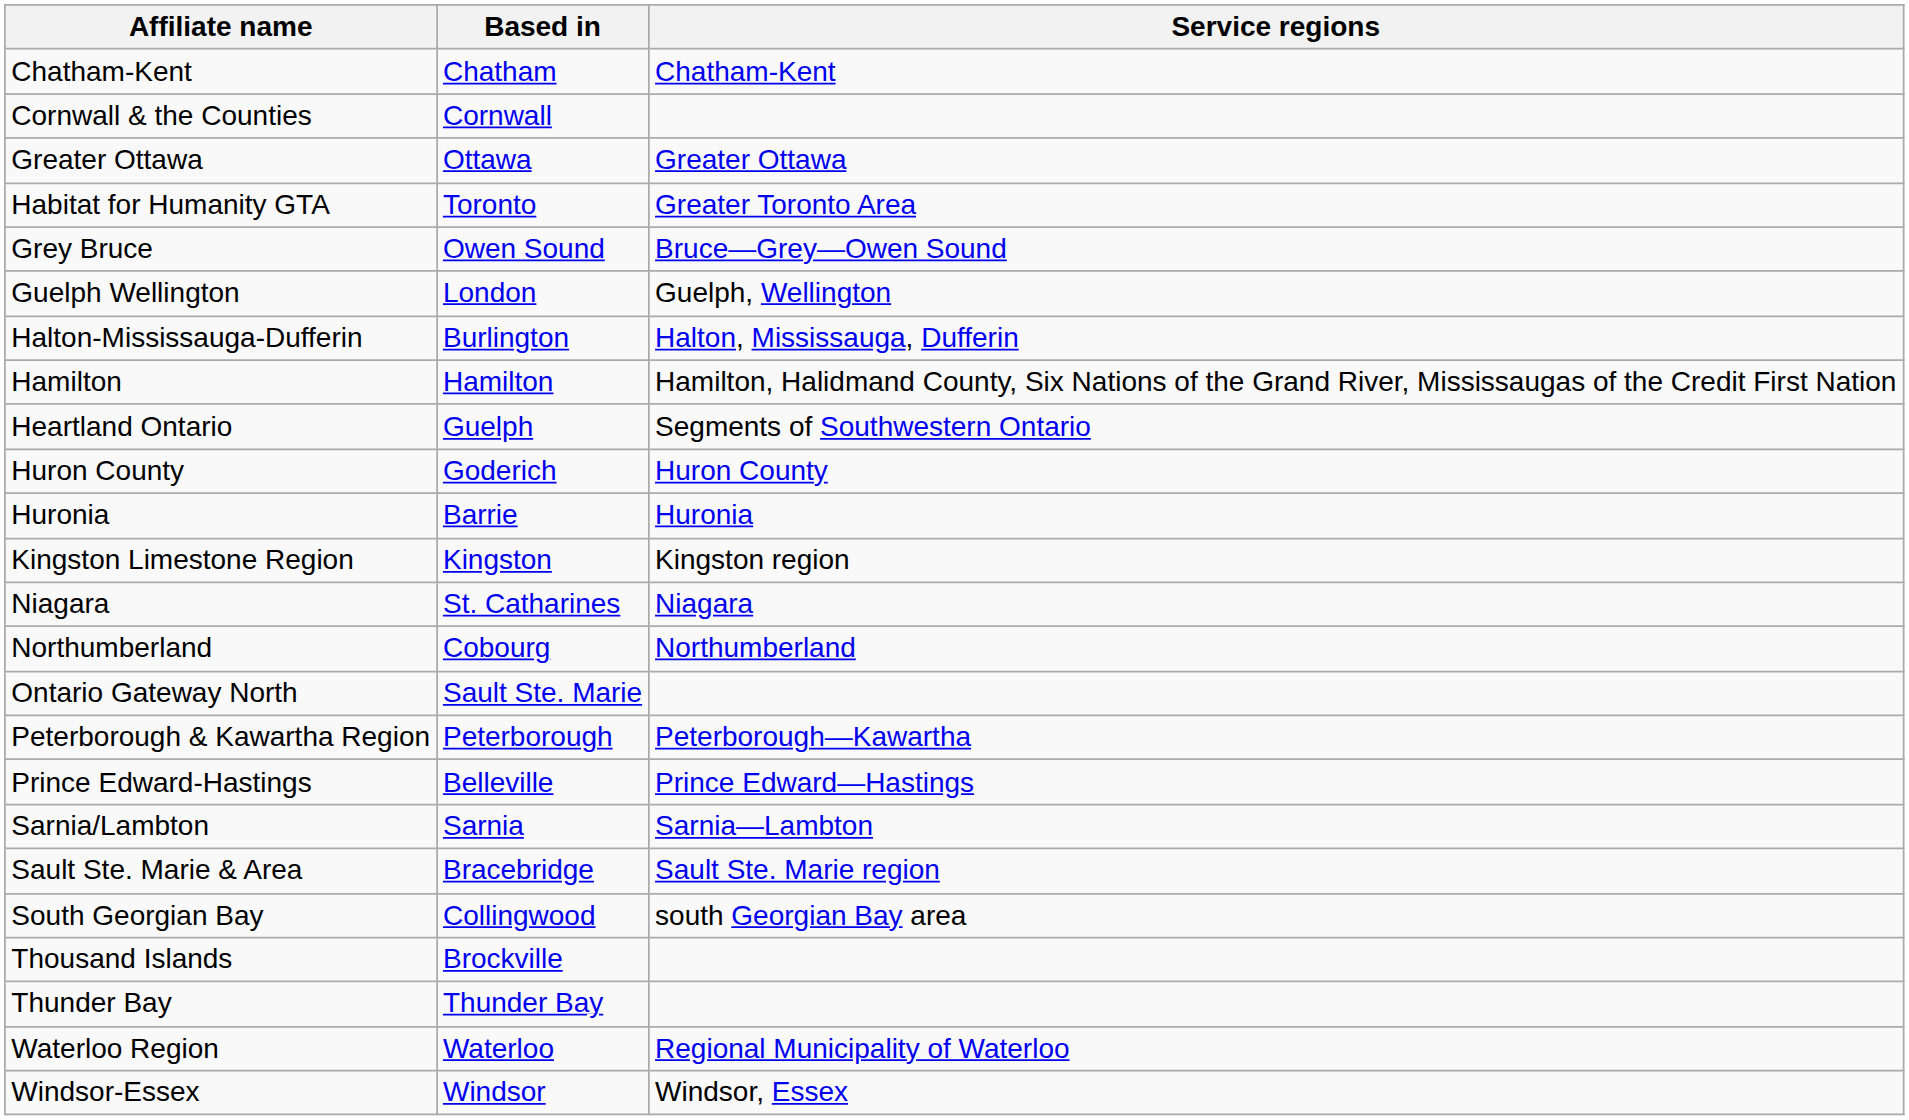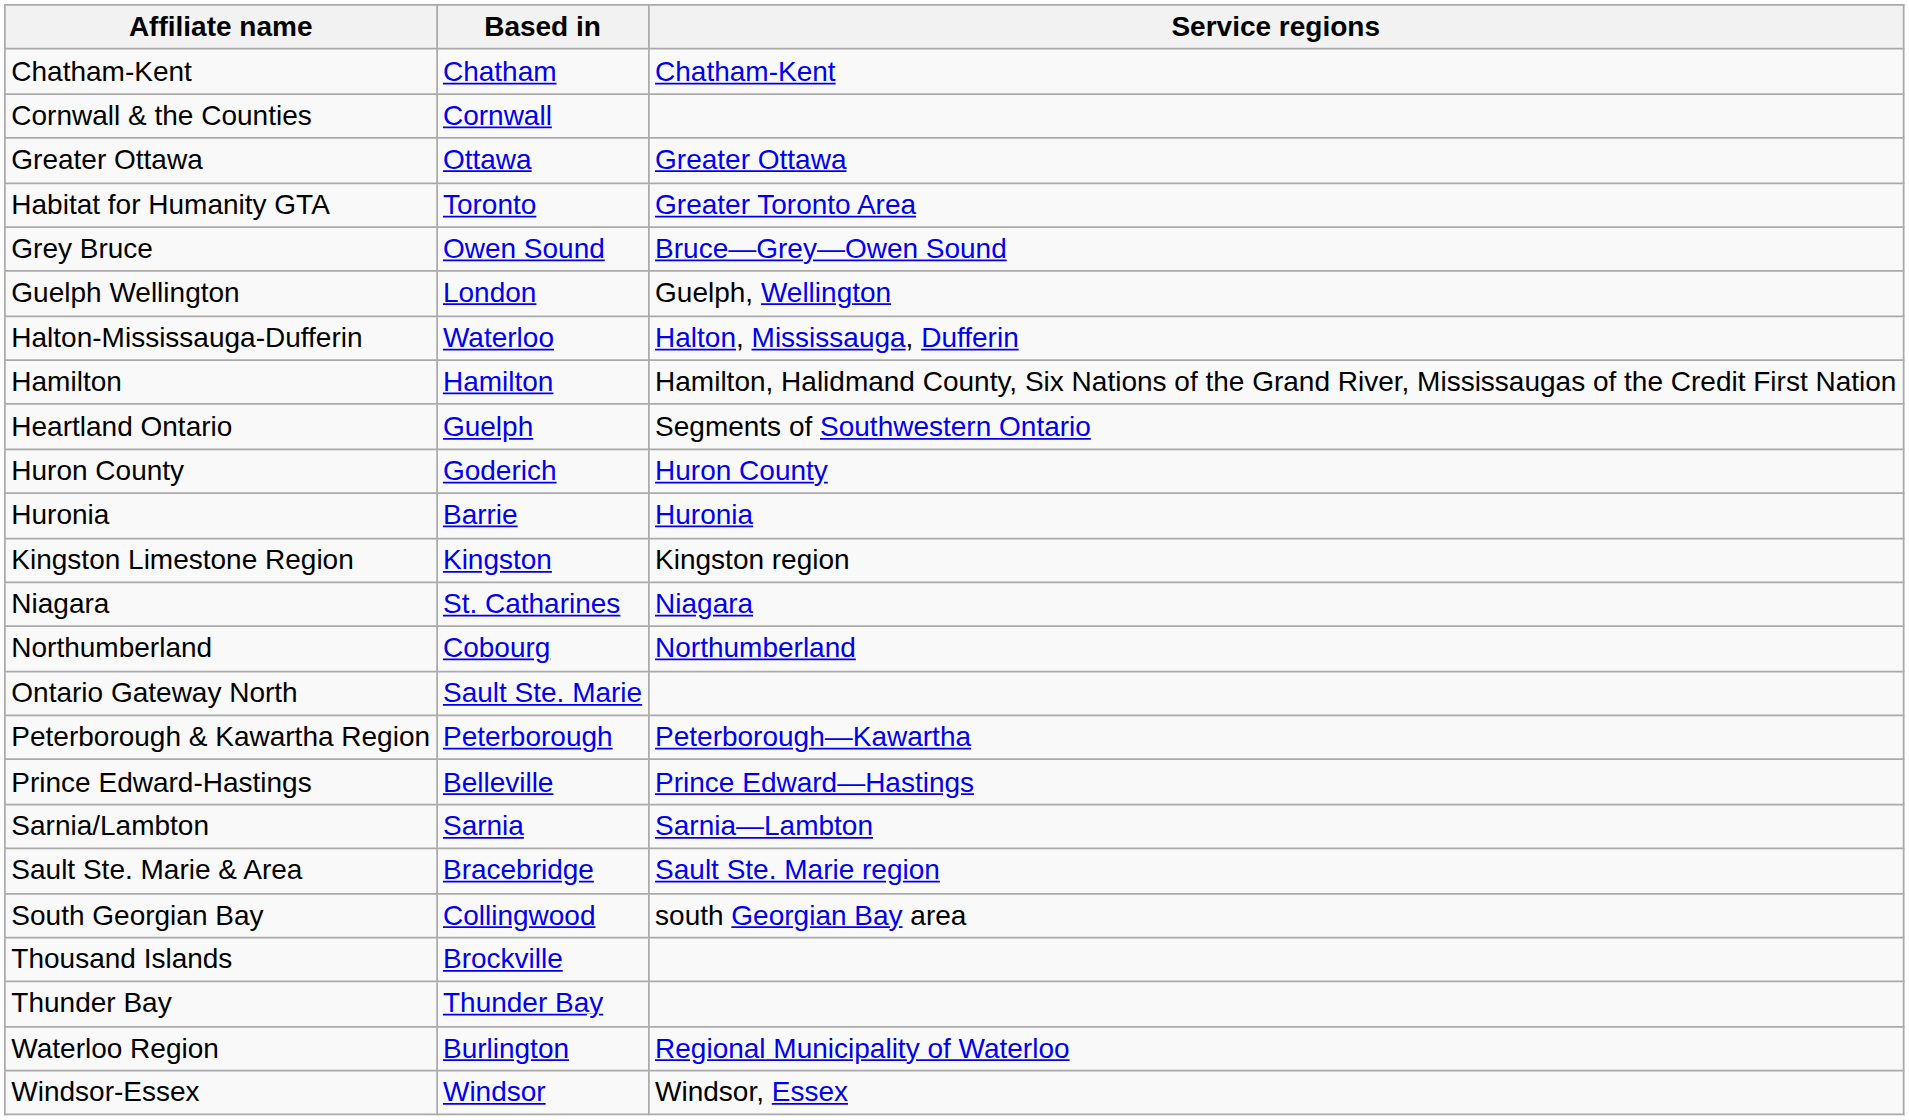(506, 337) Burlington -> (498, 337) Waterloo
(498, 1048) Waterloo -> (506, 1048) Burlington
